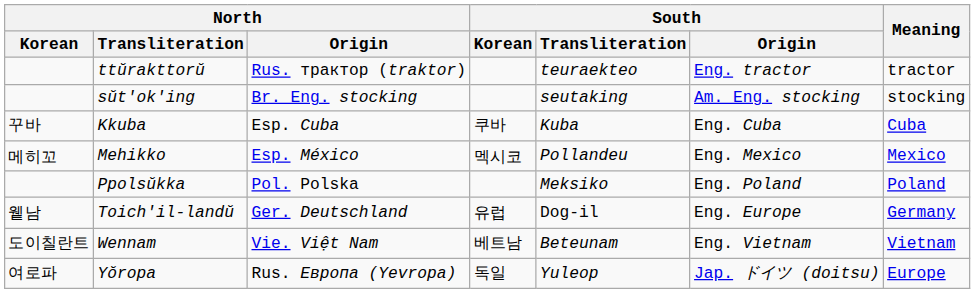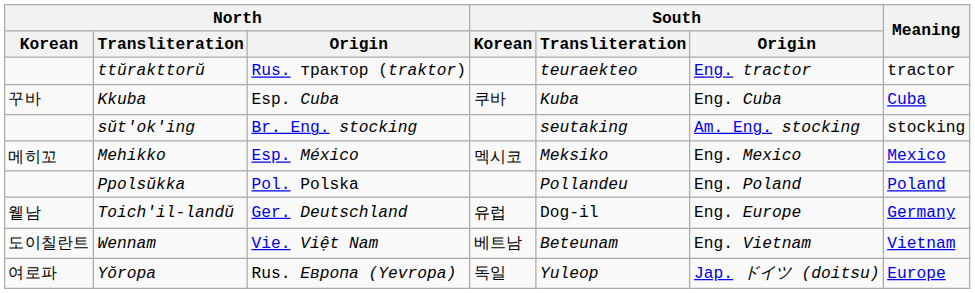rows swapped: (146, 97) <-> (122, 126)
(584, 156) Pollandeu -> (574, 156) Meksiko
(574, 184) Meksiko -> (584, 184) Pollandeu
